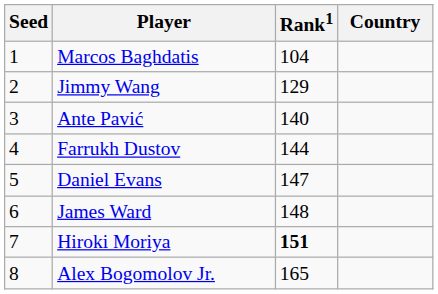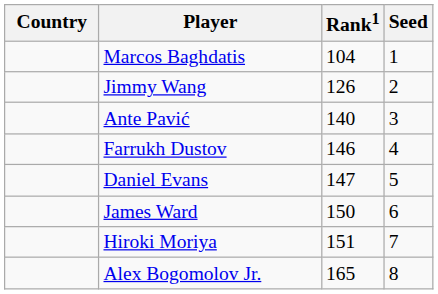columns swapped: (385, 22) <-> (29, 22)
(294, 87) 129 -> (341, 87) 126
(294, 149) 144 -> (341, 149) 146
(294, 211) 148 -> (341, 211) 150
(294, 241) bold -> (341, 241) normal
